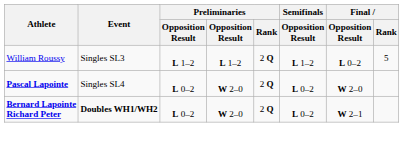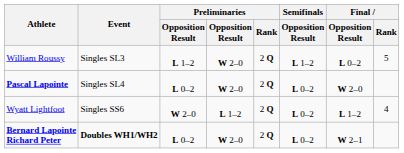(230, 63) L 1–2 -> (230, 63) W 2–0
+ row: (36, 109)
